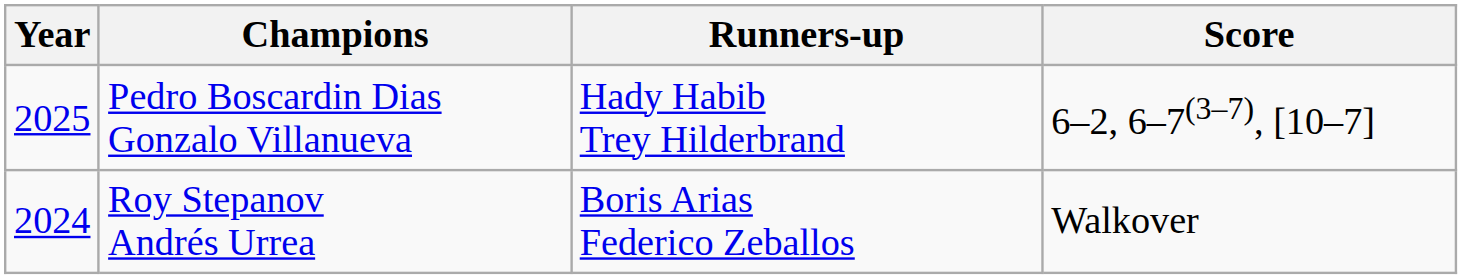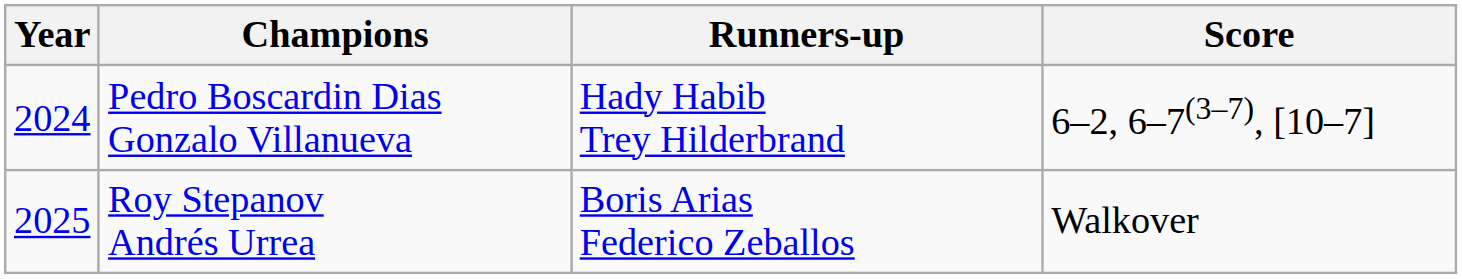(52, 116) 2025 -> (52, 116) 2024
(52, 220) 2024 -> (52, 220) 2025
